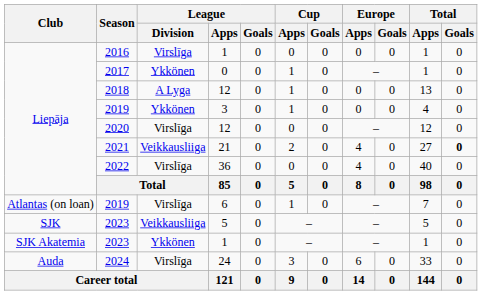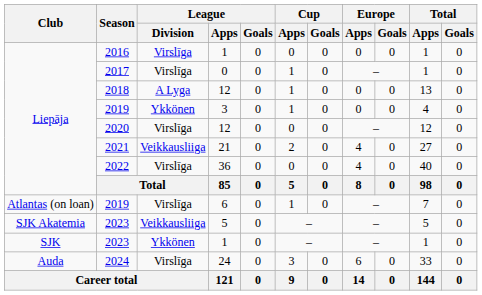(173, 71) Ykkönen -> (173, 71) Virslīga
(459, 147) bold -> (459, 147) normal
(50, 223) SJK -> (50, 223) SJK Akatemia
(50, 242) SJK Akatemia -> (50, 242) SJK
